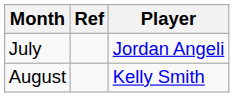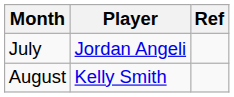columns swapped: (168, 19) <-> (89, 19)
